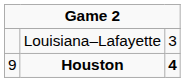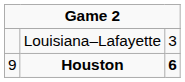(173, 65) 4 -> (173, 65) 6
